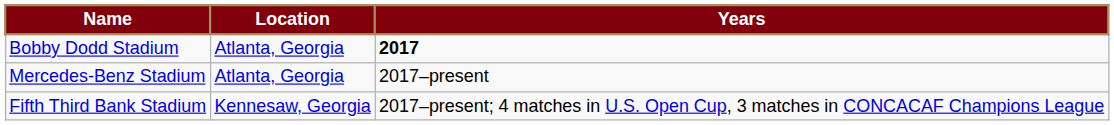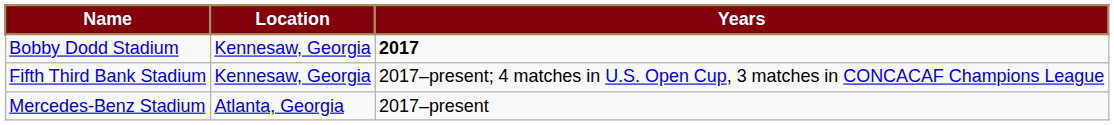(279, 48) Atlanta, Georgia -> (293, 48) Kennesaw, Georgia
rows swapped: (107, 77) <-> (108, 105)
